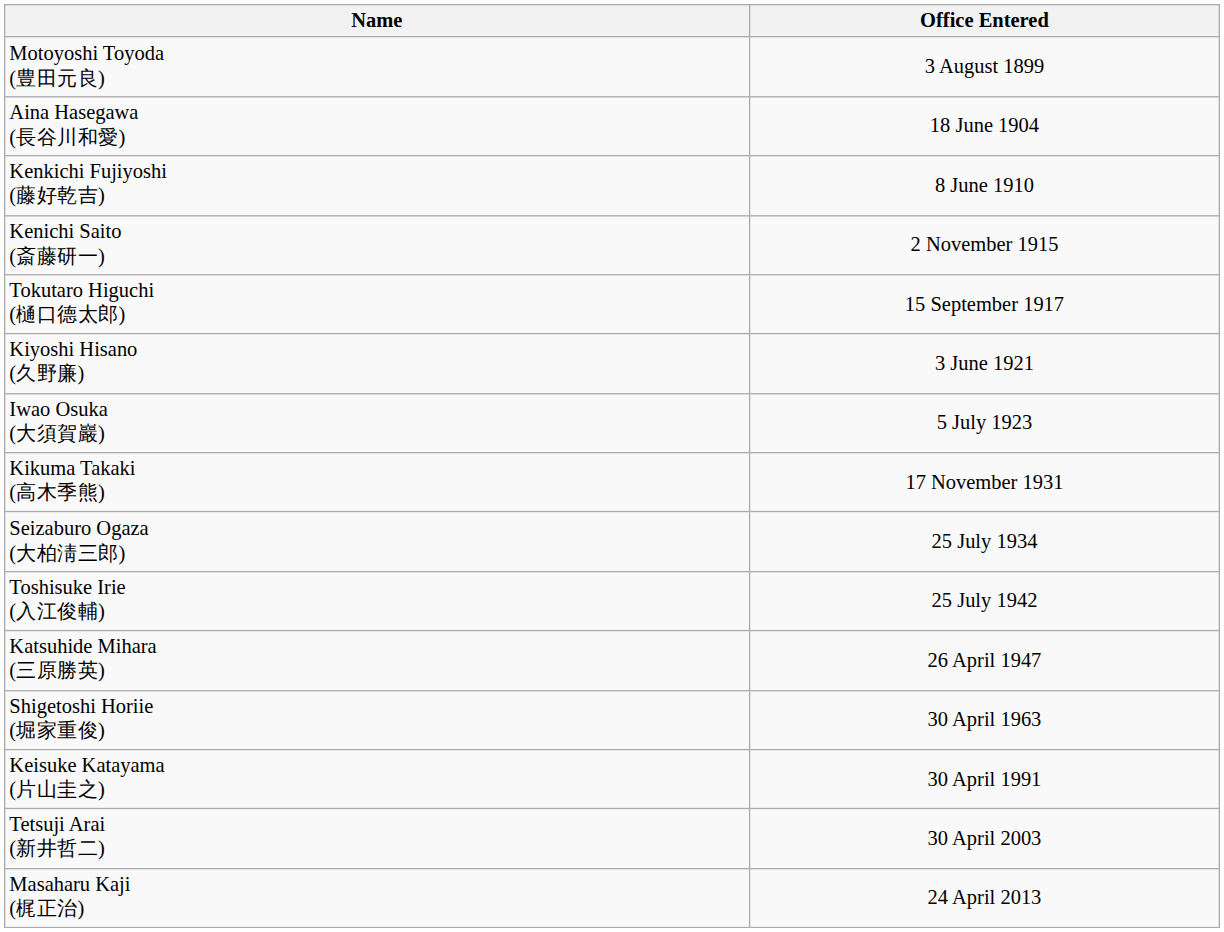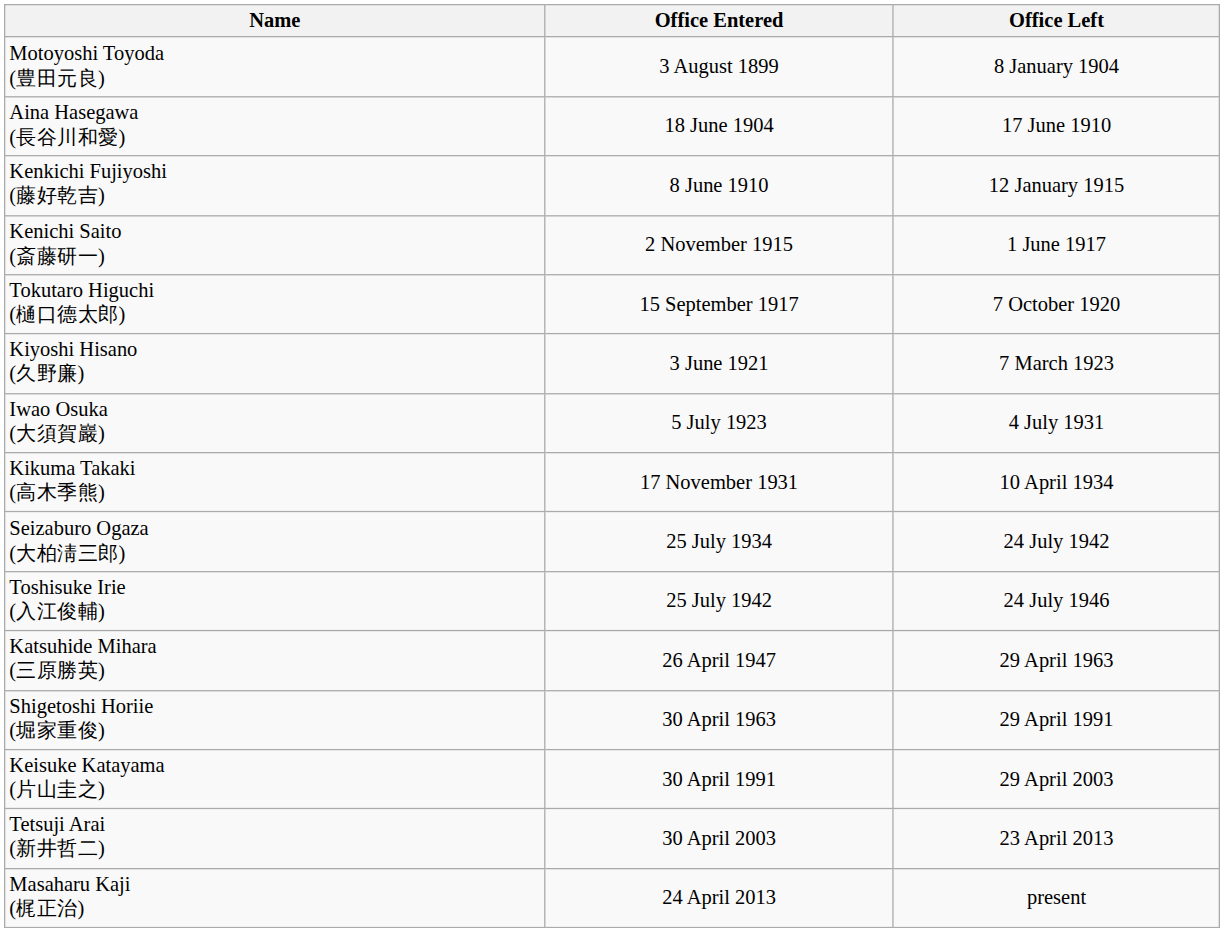+ column: (1057, 20)
